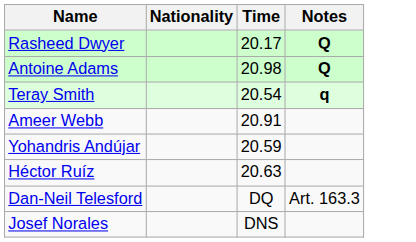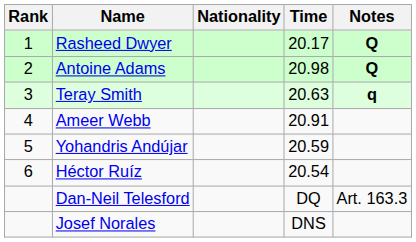+ column: (28, 17)
(261, 95) 20.54 -> (309, 95) 20.63
(261, 172) 20.63 -> (309, 172) 20.54
